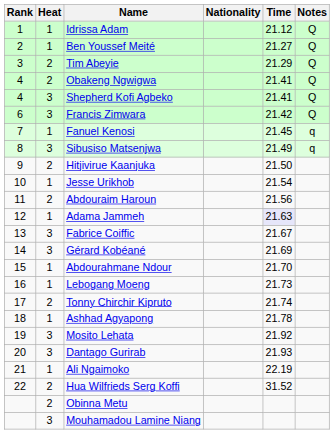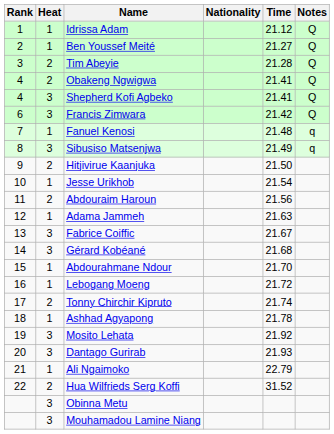(279, 64) 21.29 -> (279, 64) 21.28
(279, 132) 21.45 -> (279, 132) 21.48
(279, 217) lavender background -> (279, 217) no background
(279, 251) 21.69 -> (279, 251) 21.68
(279, 285) 21.73 -> (279, 285) 21.72
(279, 370) 22.19 -> (279, 370) 22.79
(50, 404) 2 -> (50, 404) 3
